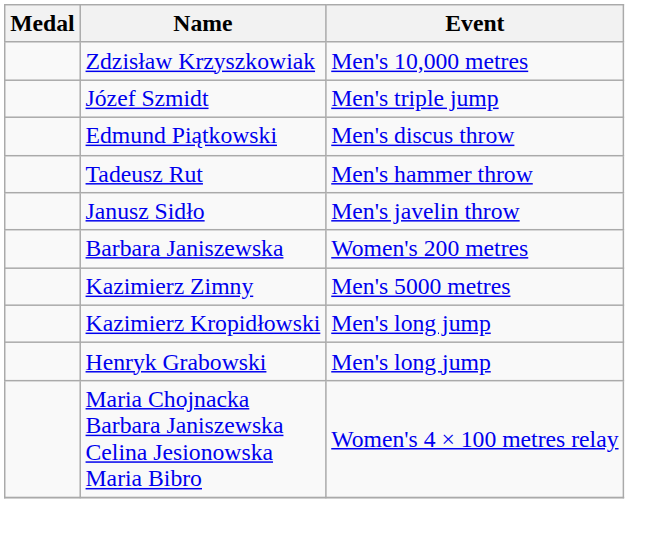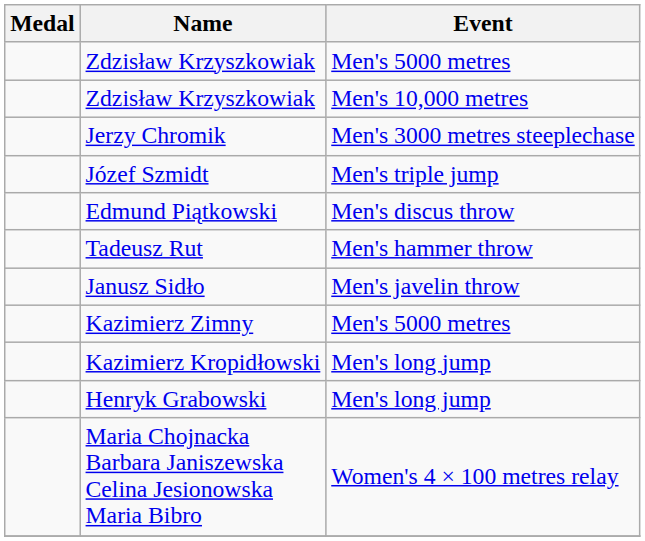+ row: (200, 60)
+ row: (156, 135)
- row: (185, 248)
